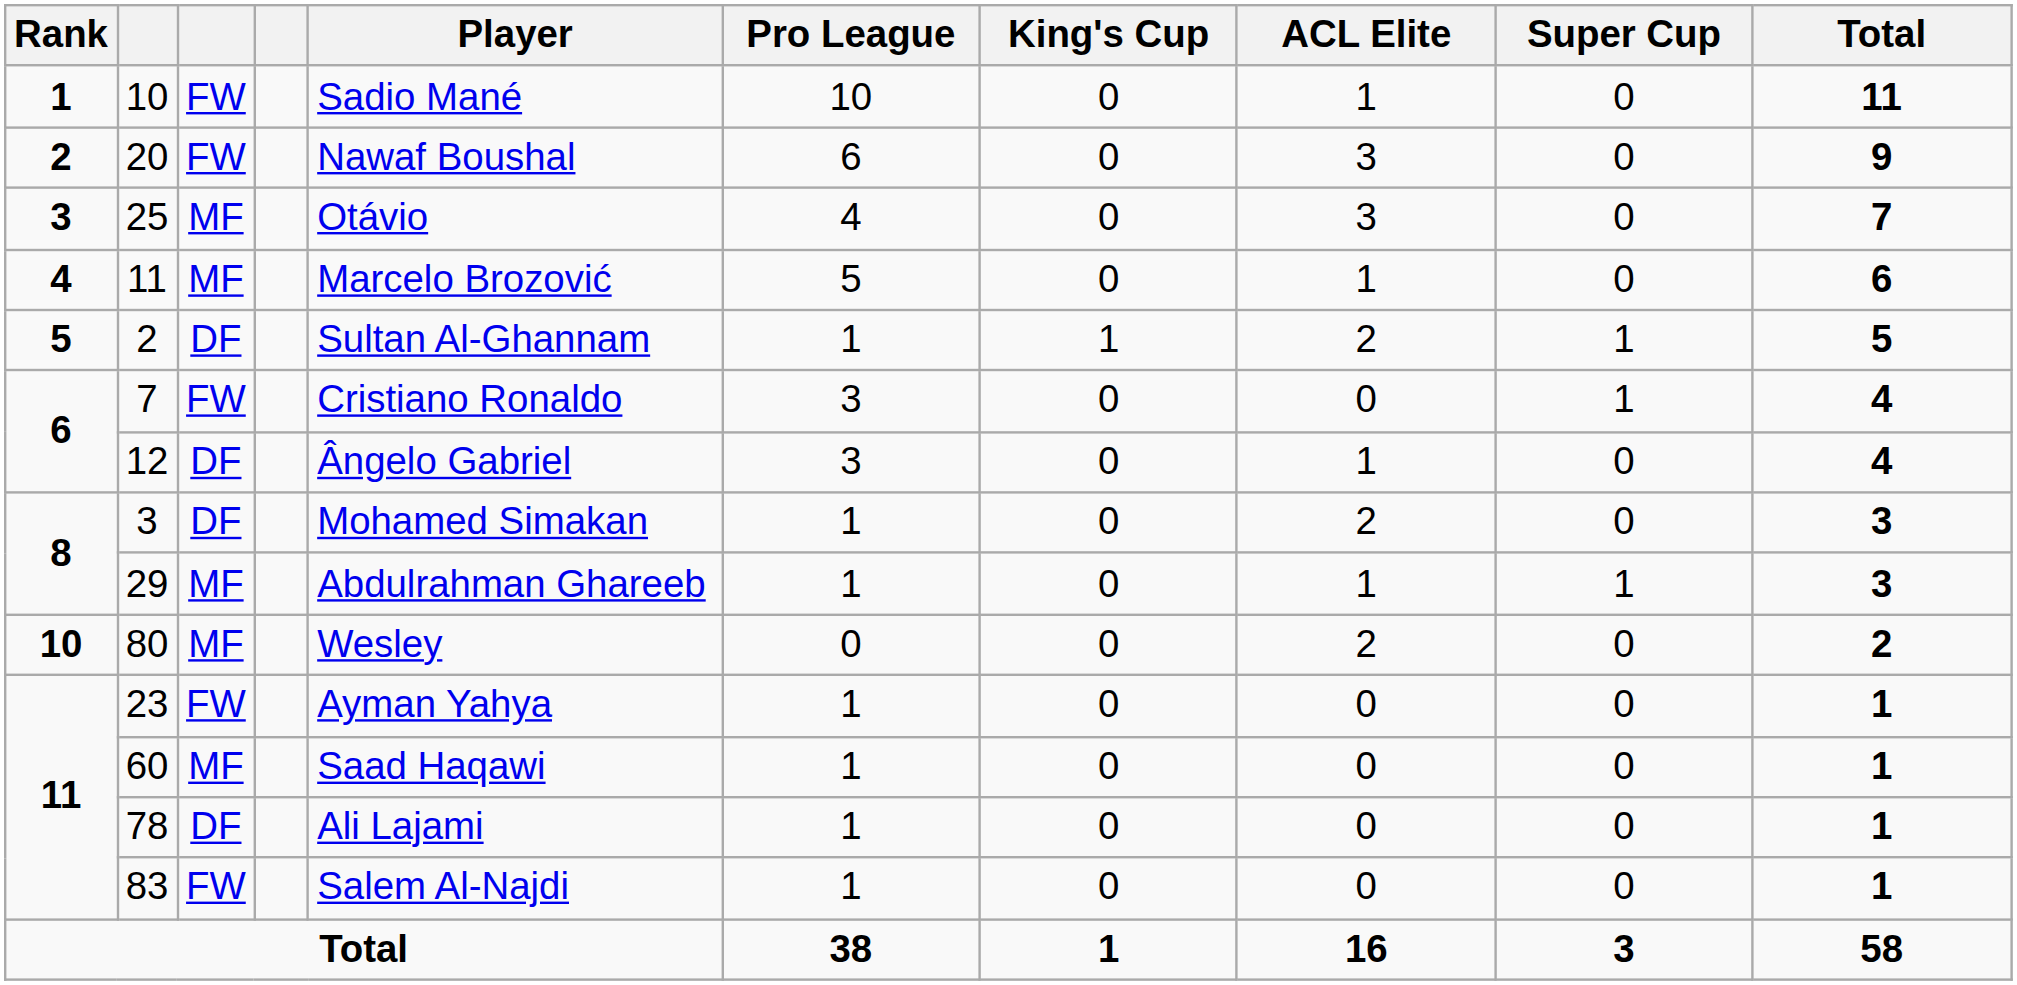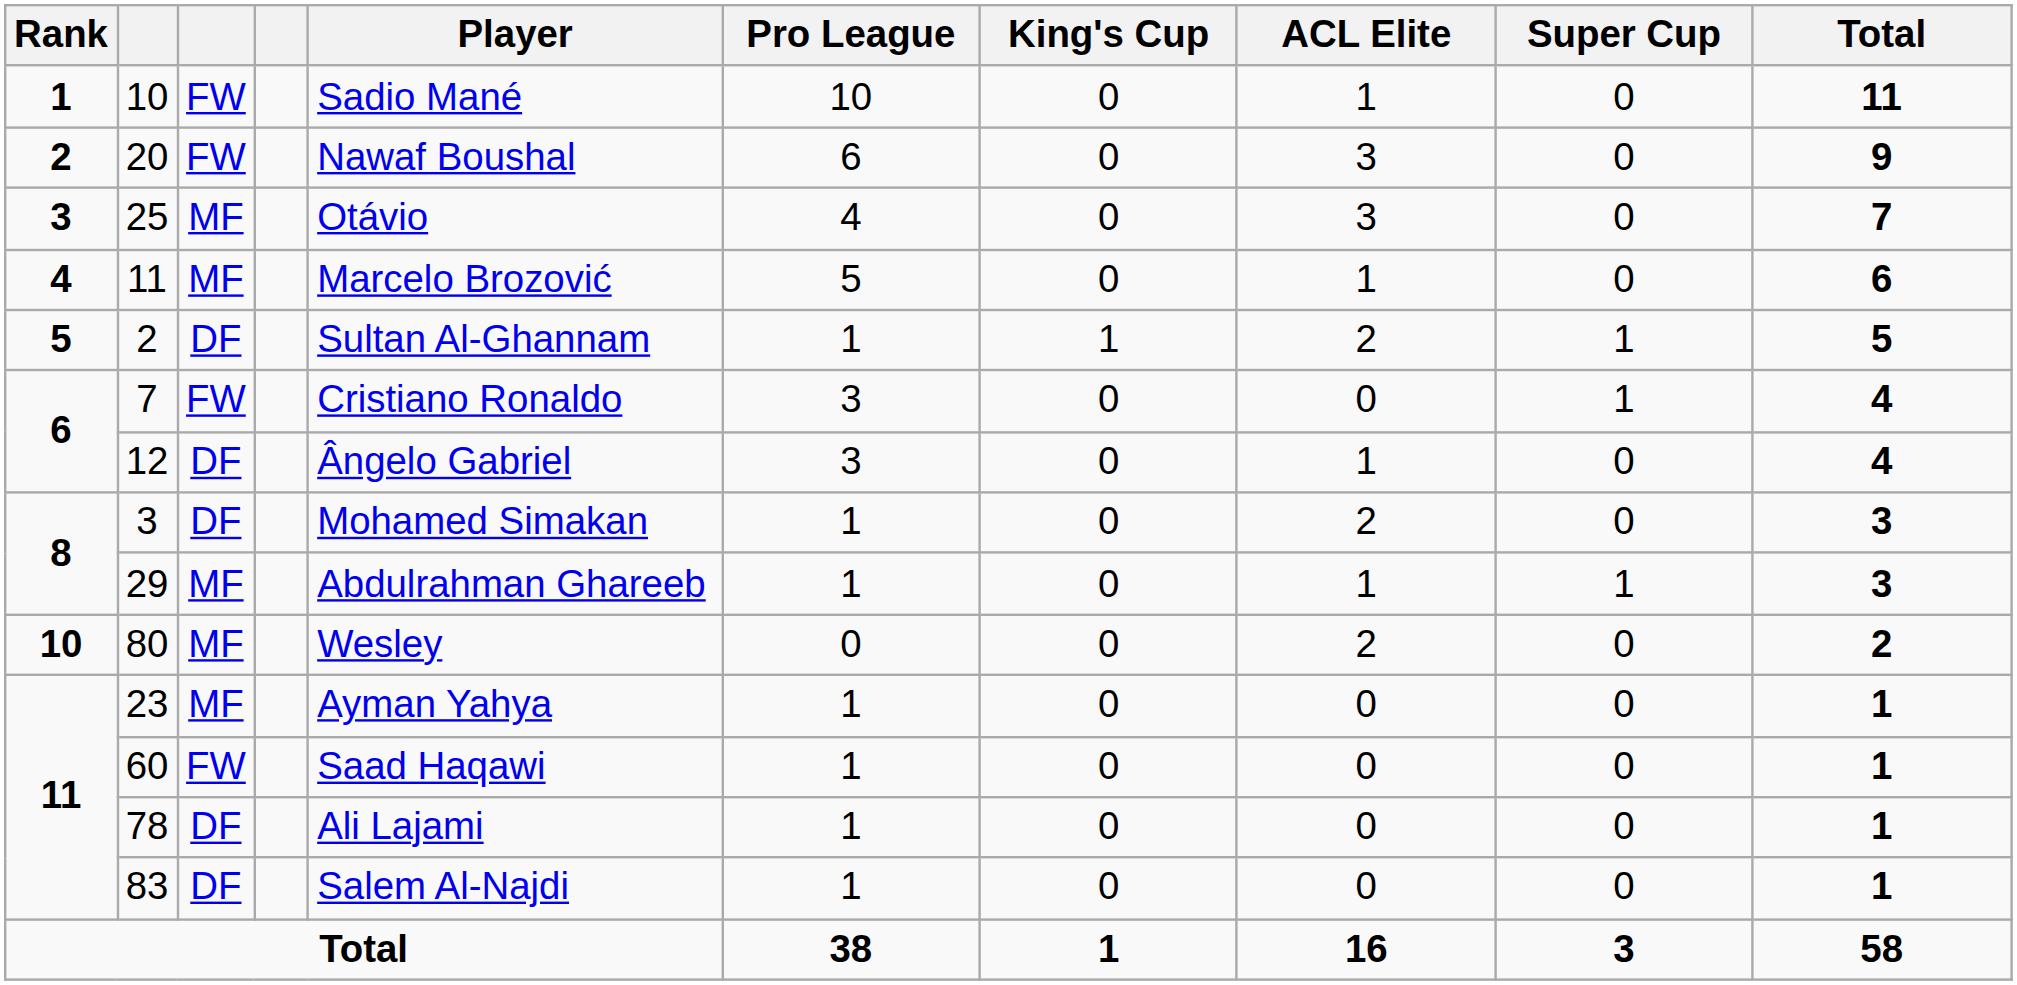(216, 704) FW -> (216, 704) MF
(216, 765) MF -> (216, 765) FW
(216, 887) FW -> (216, 887) DF
